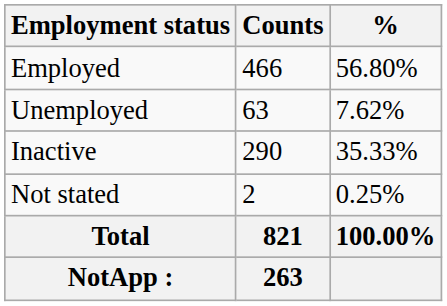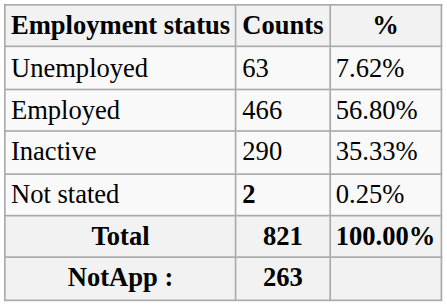rows swapped: (66, 67) <-> (80, 109)
(249, 194) normal -> (249, 194) bold
